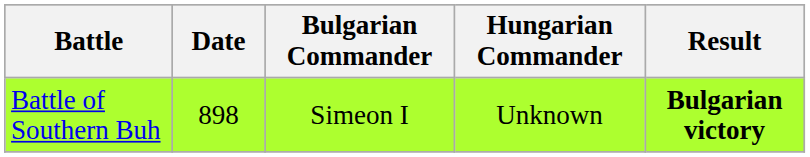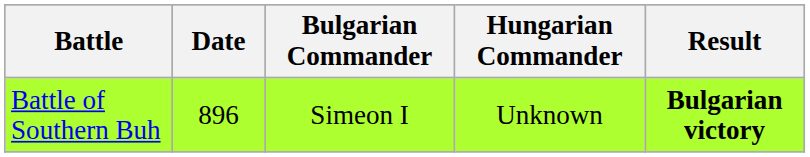(219, 114) 898 -> (219, 114) 896
